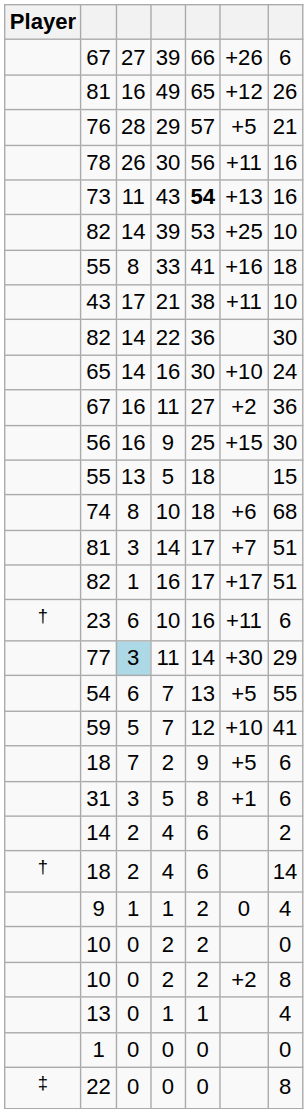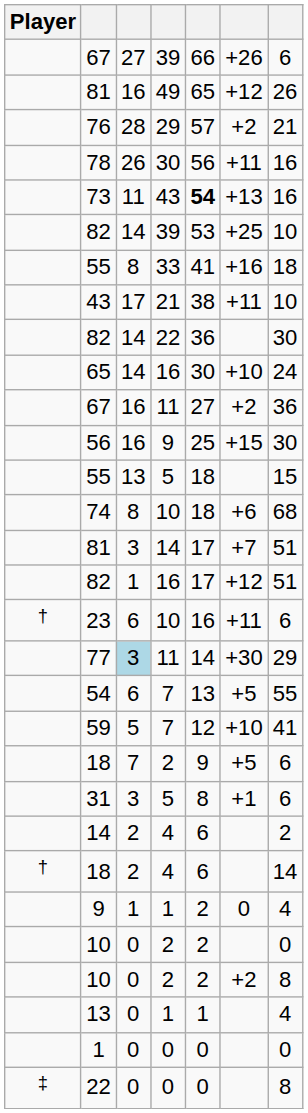(244, 127) +5 -> (244, 127) +2
(244, 582) +17 -> (244, 582) +12
